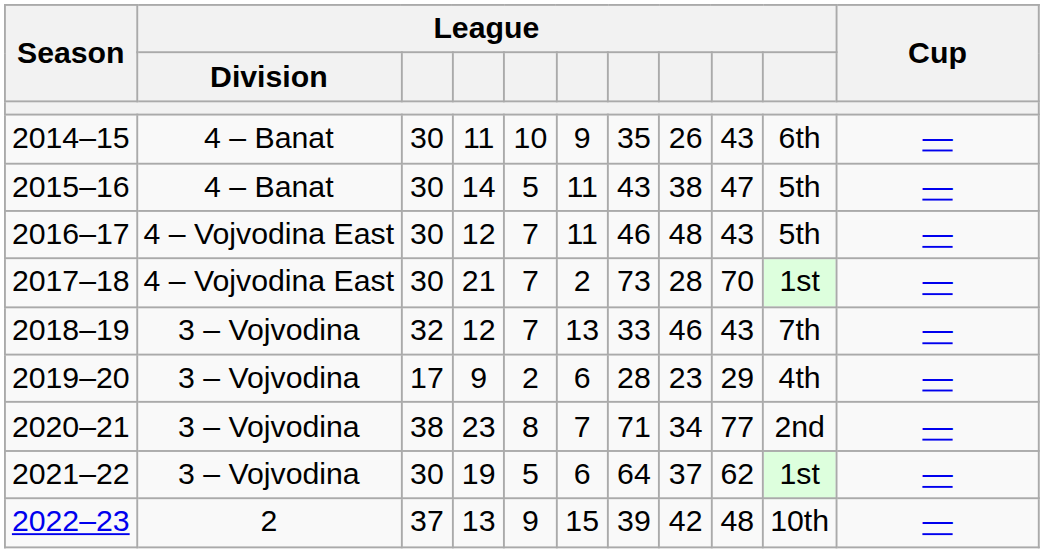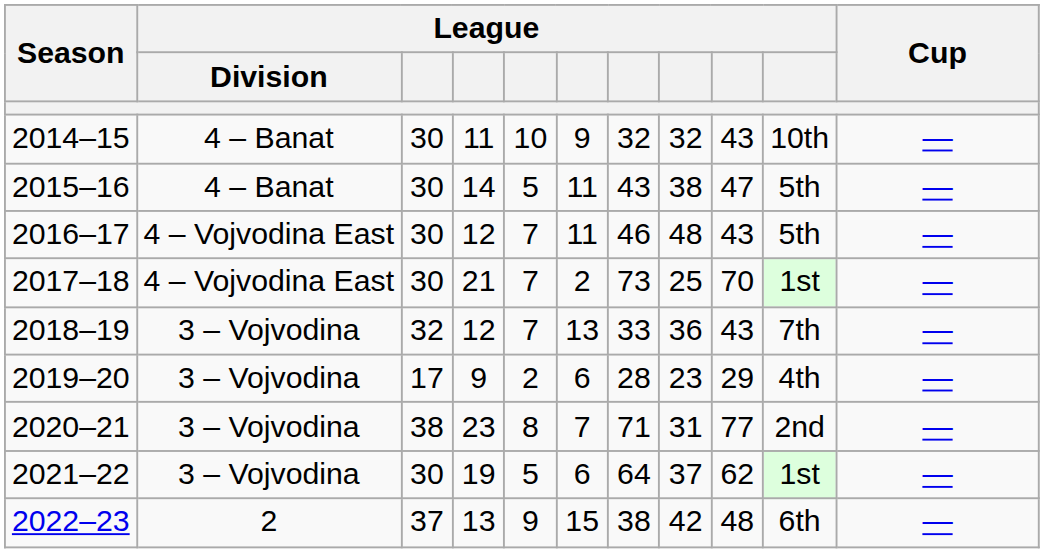(634, 138) 35 -> (634, 138) 32
(686, 138) 26 -> (686, 138) 32
(800, 138) 6th -> (800, 138) 10th
(686, 282) 28 -> (686, 282) 25
(686, 330) 46 -> (686, 330) 36
(686, 426) 34 -> (686, 426) 31
(634, 522) 39 -> (634, 522) 38
(800, 522) 10th -> (800, 522) 6th
